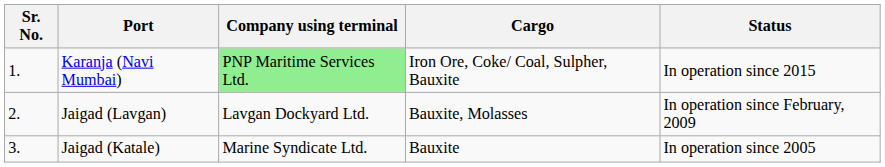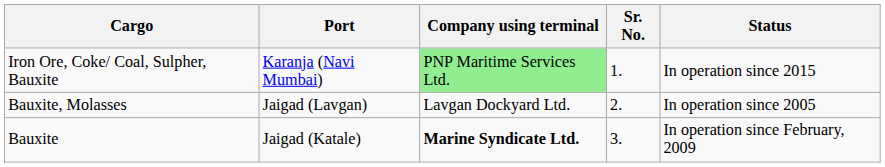columns swapped: (31, 26) <-> (533, 26)
(754, 114) In operation since February, 2009 -> (740, 104) In operation since 2005
(295, 148) normal -> (501, 139) bold
(740, 148) In operation since 2005 -> (754, 139) In operation since February, 2009
